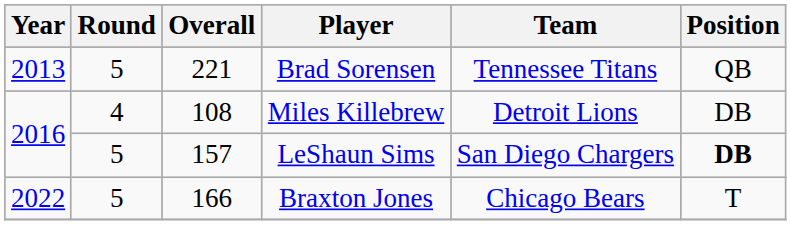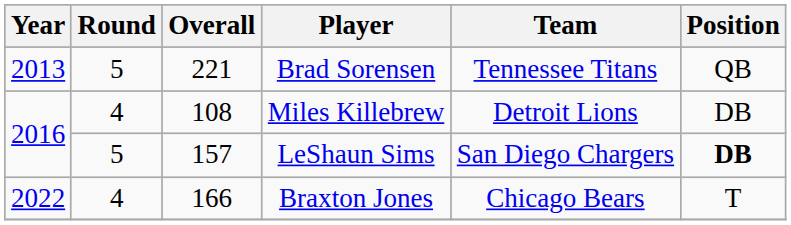(117, 197) 5 -> (117, 197) 4
